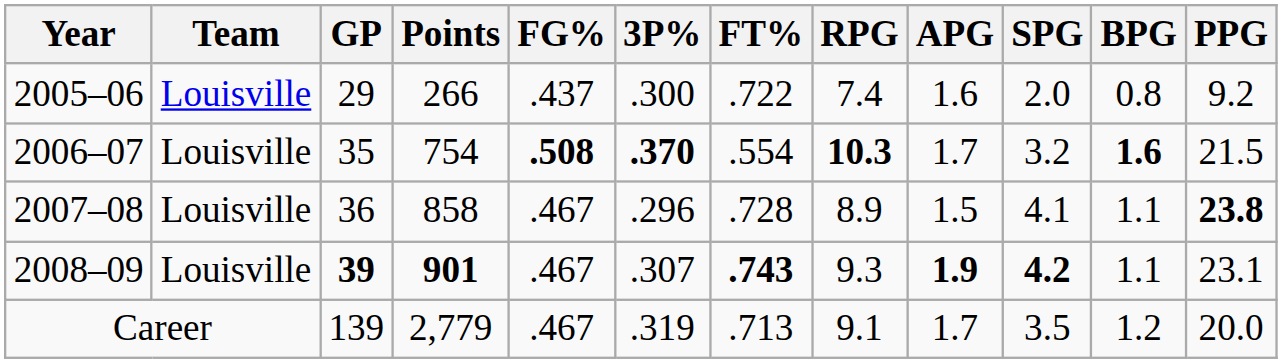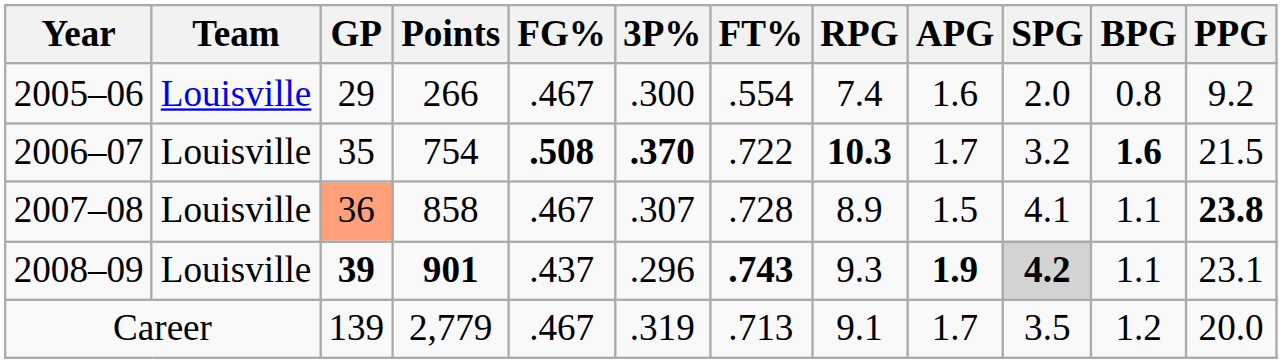(562, 92) .437 -> (562, 92) .467
(761, 92) .722 -> (761, 92) .554
(761, 151) .554 -> (761, 151) .722
(356, 210) no background -> (356, 210) lightsalmon background
(662, 210) .296 -> (662, 210) .307
(562, 269) .467 -> (562, 269) .437
(662, 269) .307 -> (662, 269) .296
(1047, 269) no background -> (1047, 269) lightgrey background
